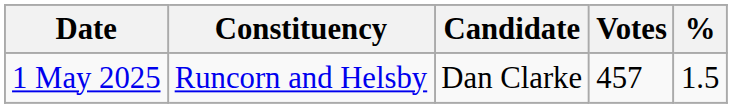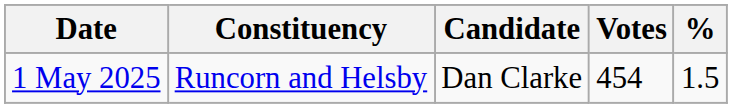(619, 77) 457 -> (619, 77) 454
